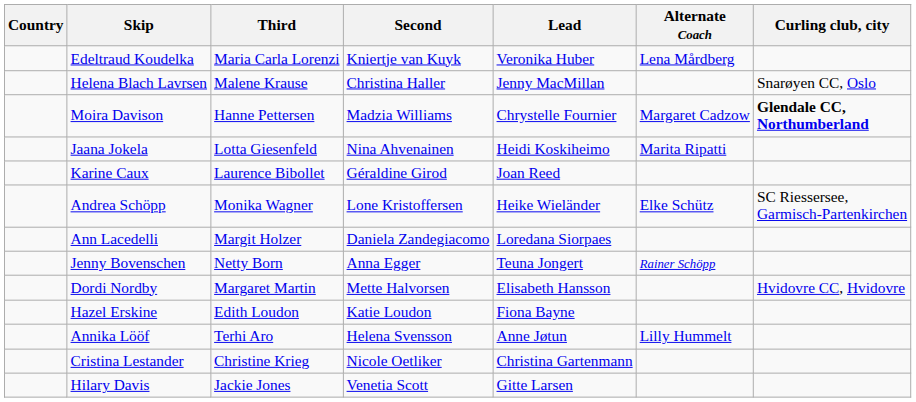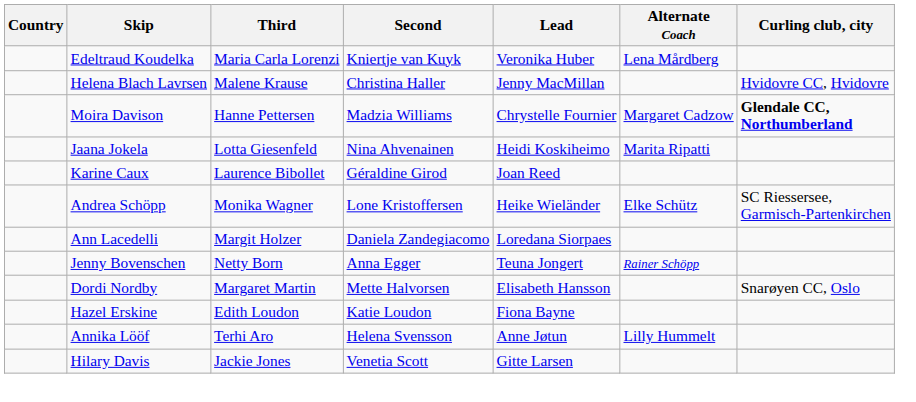(816, 82) Snarøyen CC, Oslo -> (815, 82) Hvidovre CC, Hvidovre
(831, 287) Hvidovre CC, Hvidovre -> (800, 287) Snarøyen CC, Oslo
- row: (127, 360)
